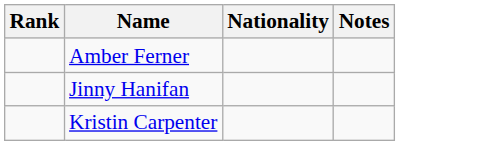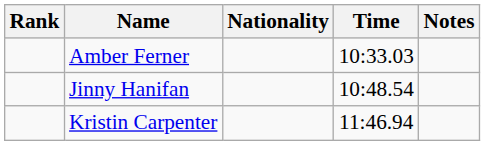+ column: (376, 21)
